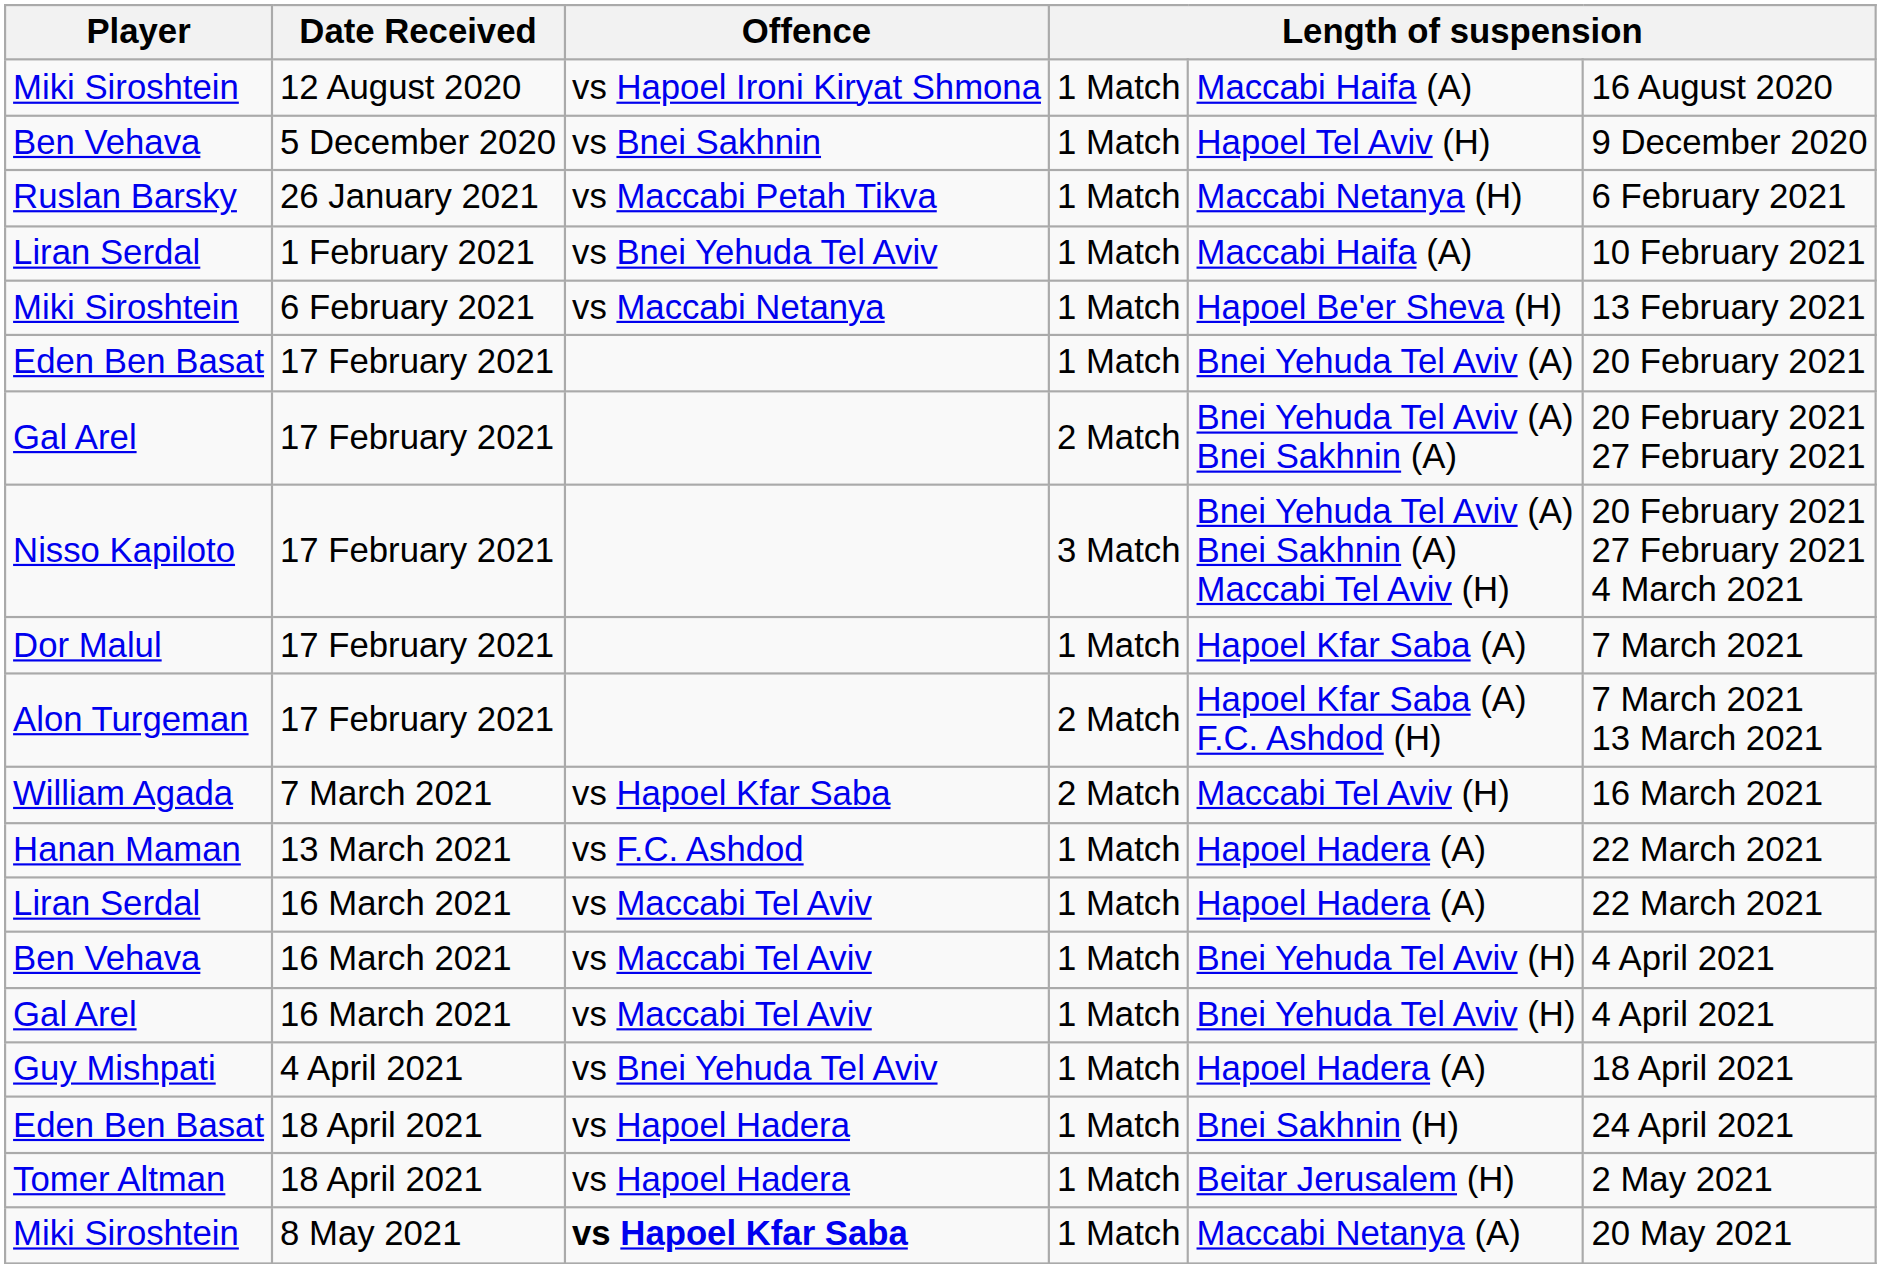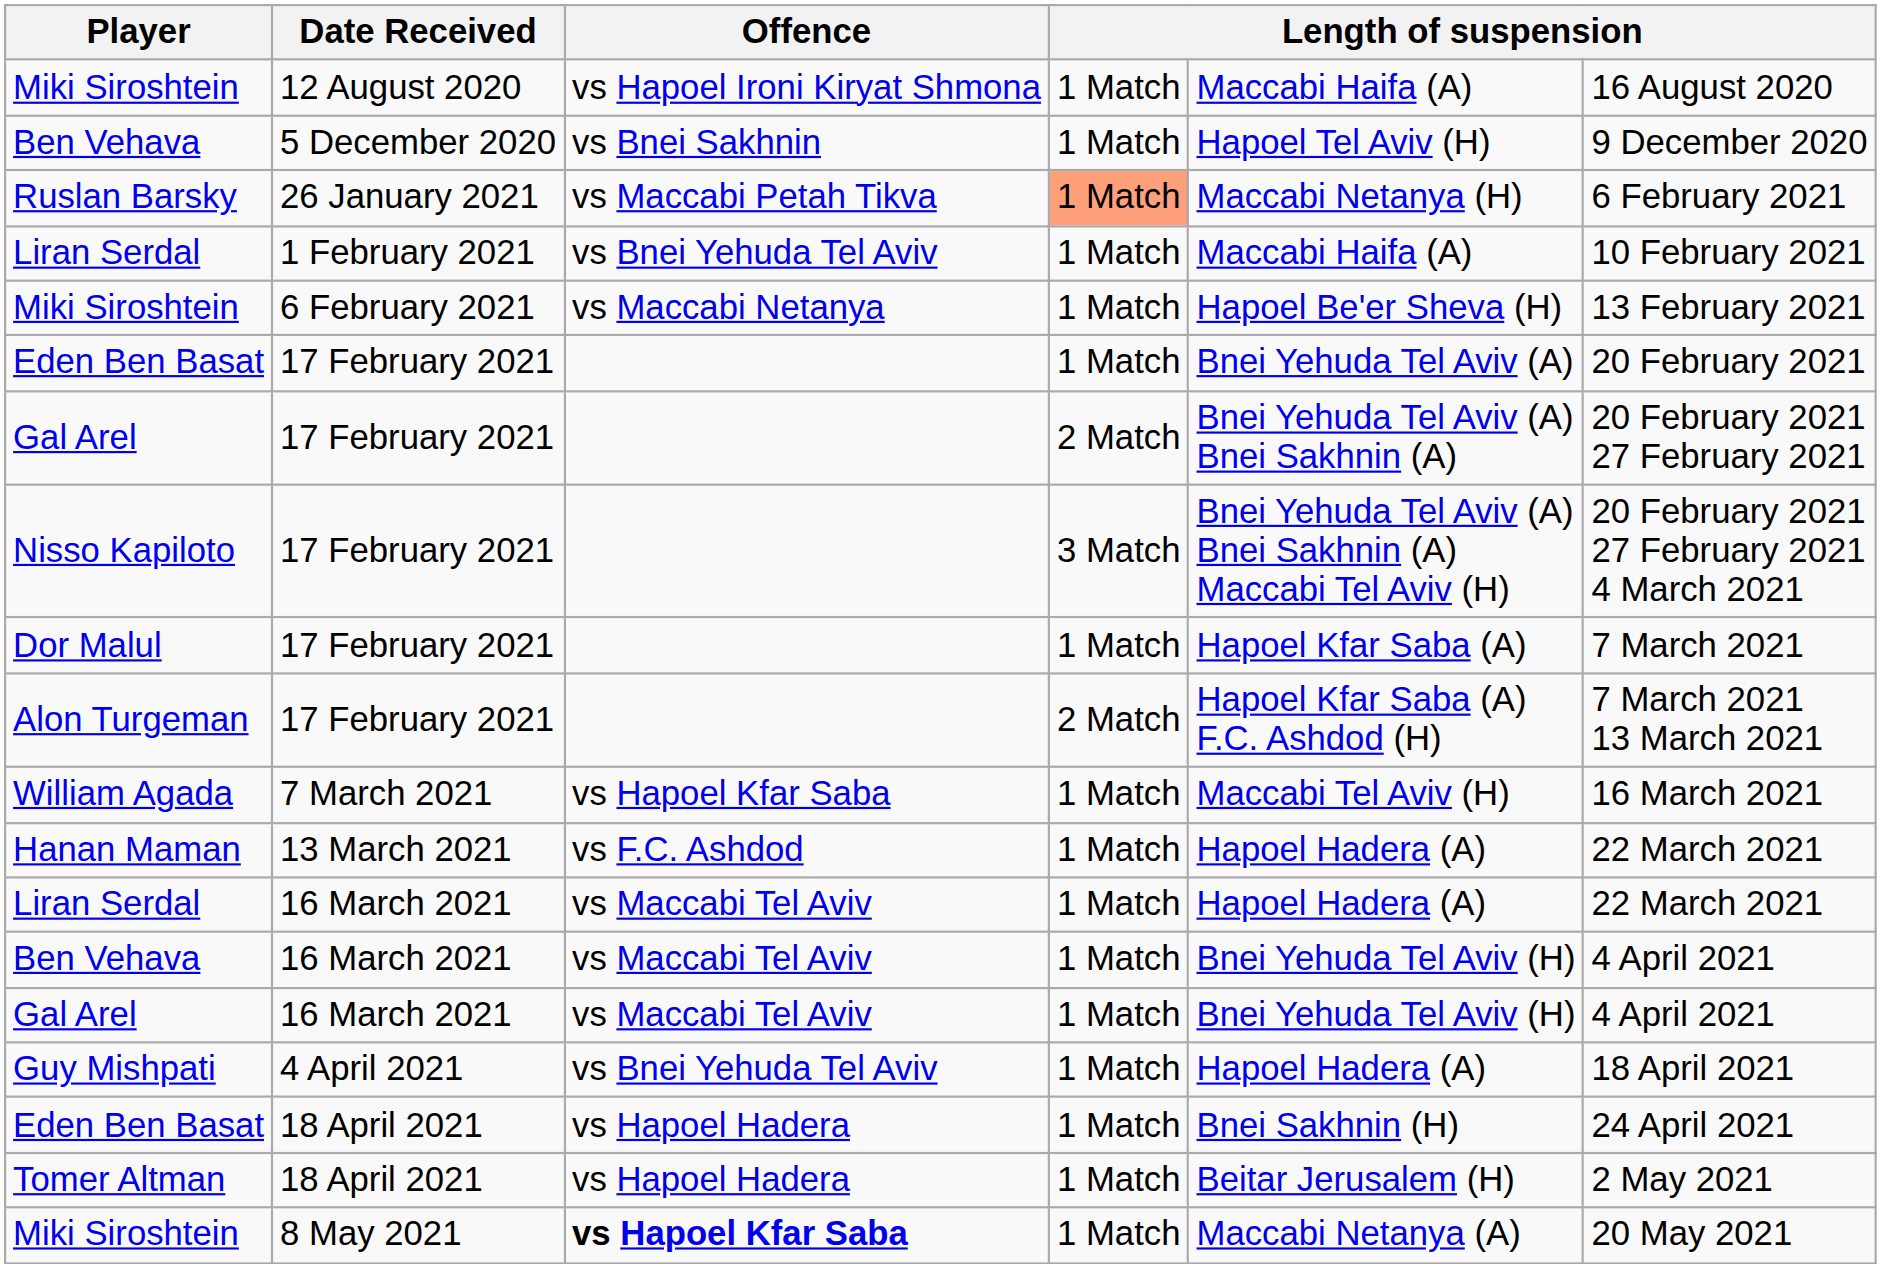(1119, 197) no background -> (1119, 197) lightsalmon background
(1119, 793) 2 Match -> (1119, 793) 1 Match
